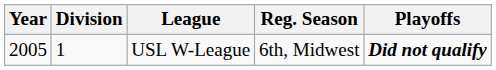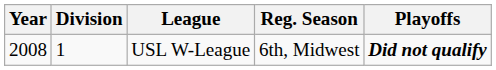(28, 49) 2005 -> (28, 49) 2008
